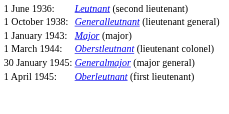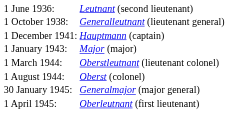+ row: (40, 35)
+ row: (34, 76)
